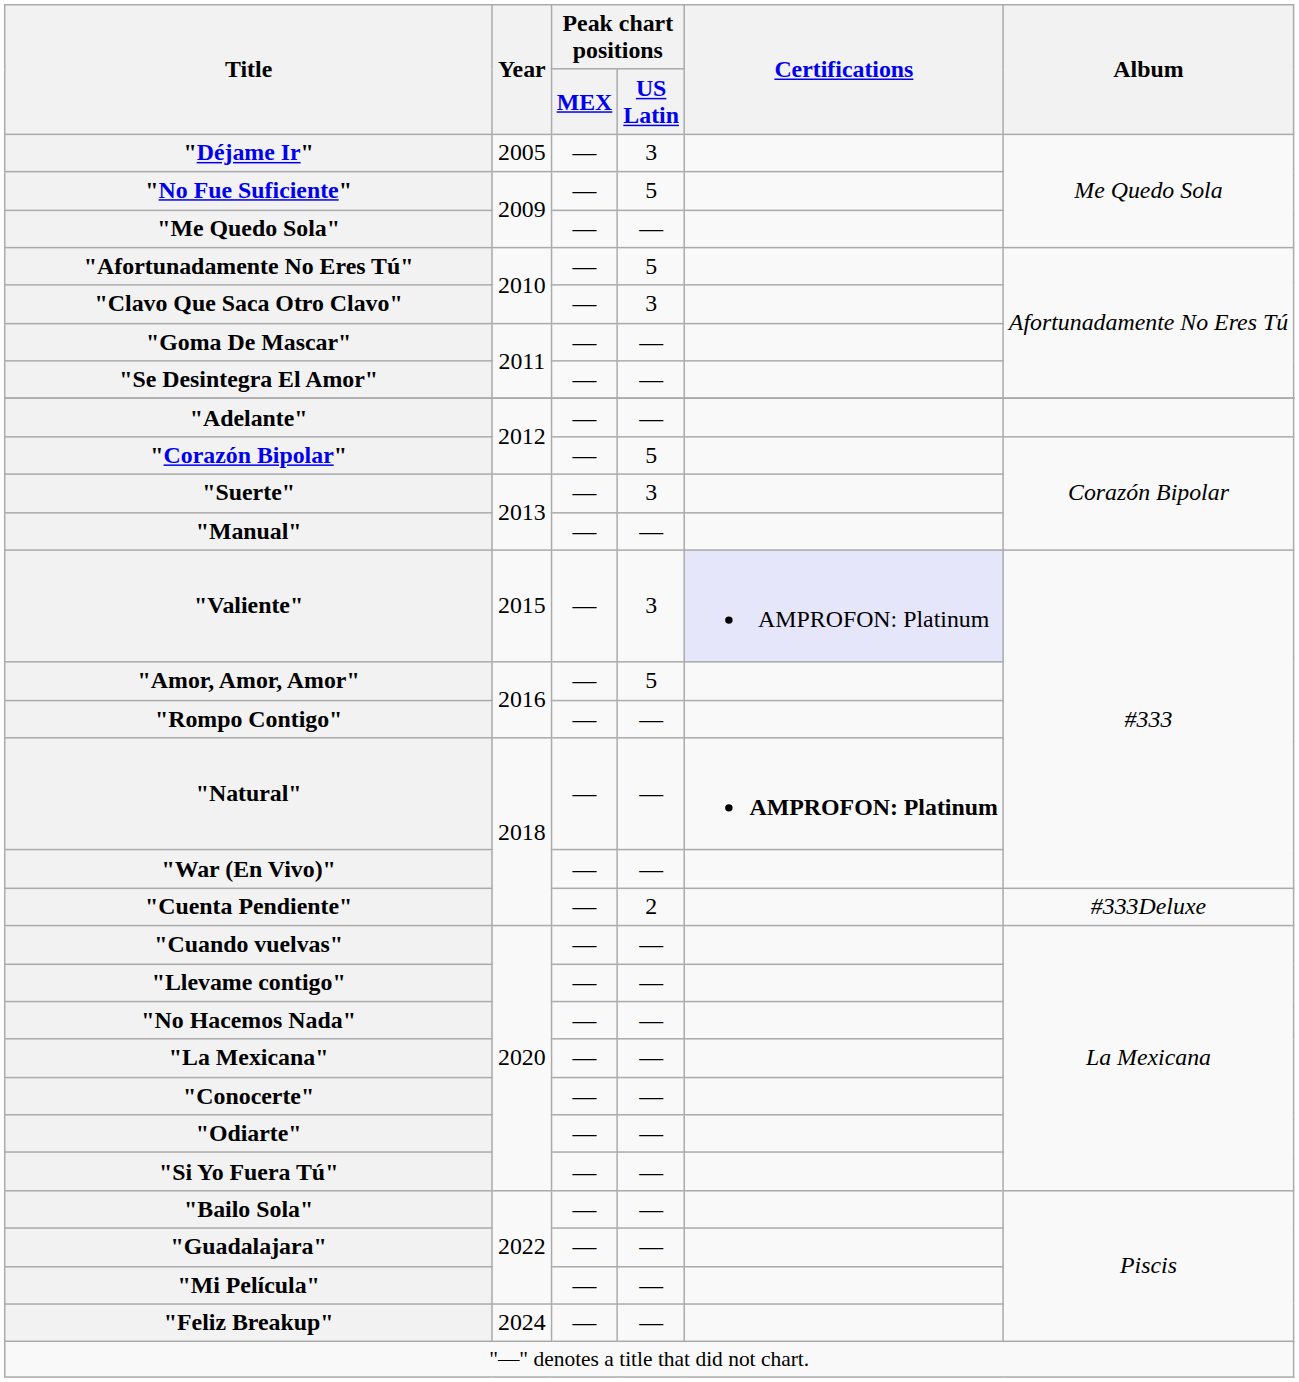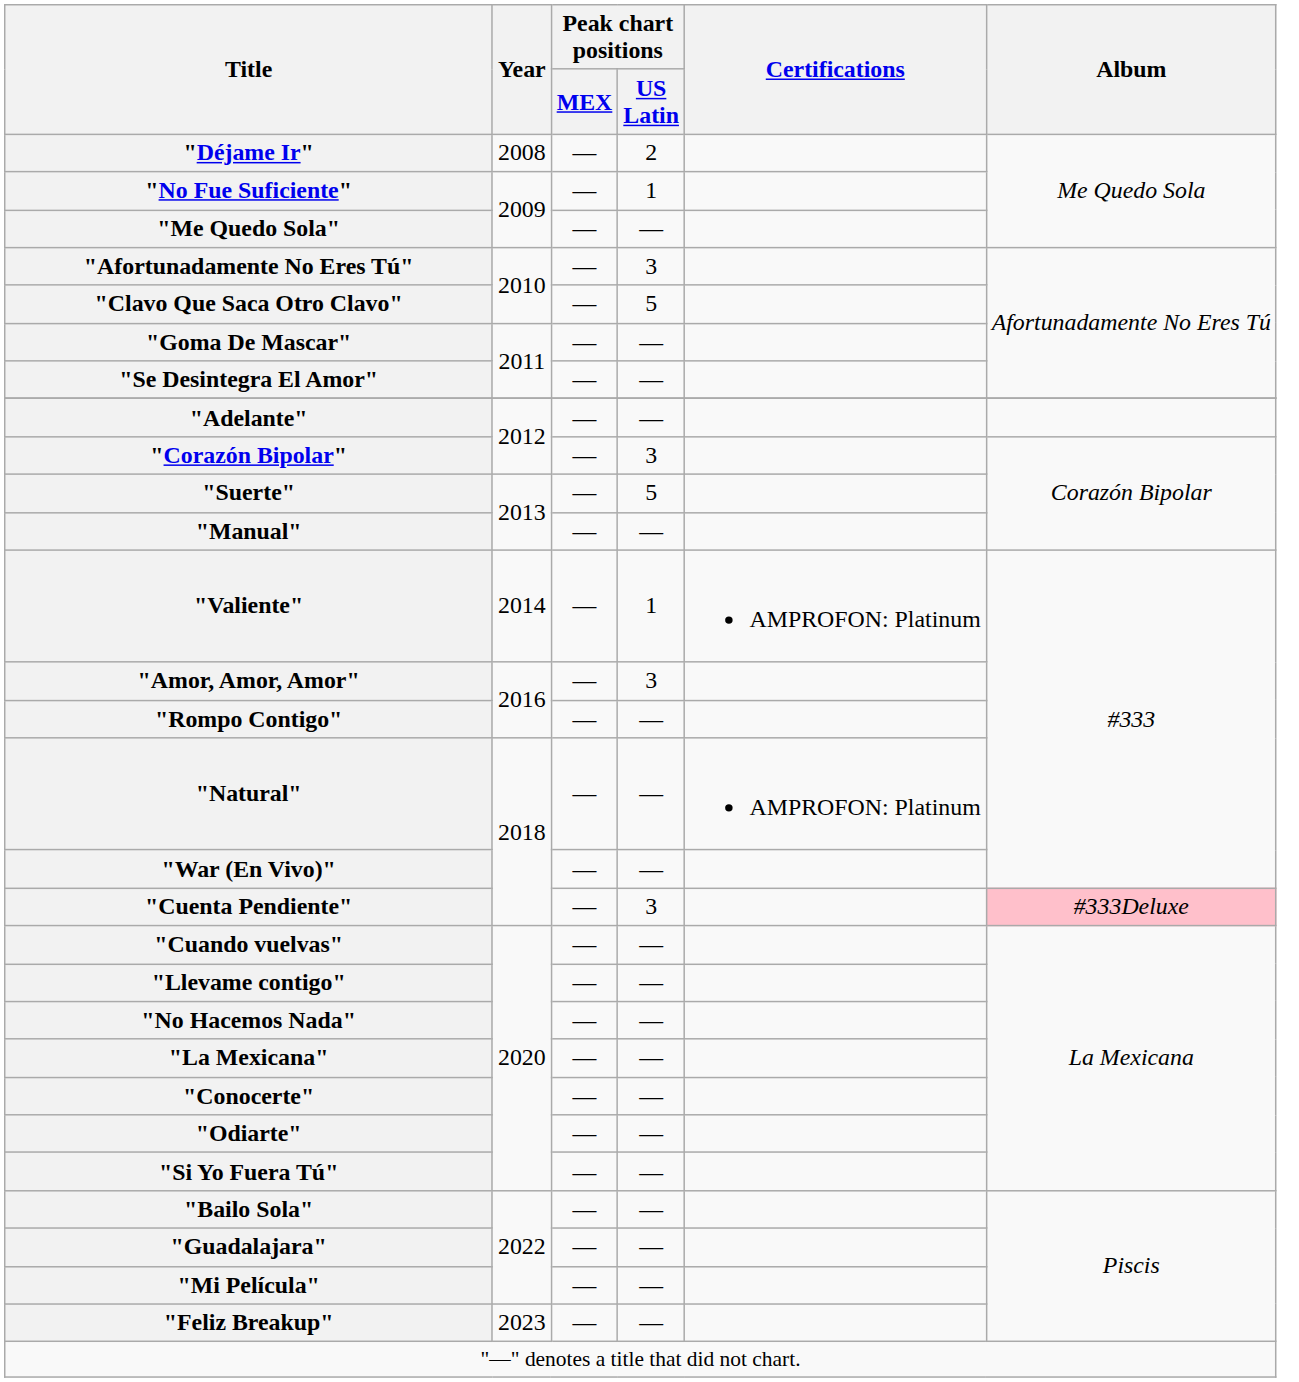(522, 152) 2005 -> (522, 152) 2008
(651, 152) 3 -> (651, 152) 2
(651, 190) 5 -> (651, 190) 1
(651, 266) 5 -> (651, 266) 3
(651, 303) 3 -> (651, 303) 5
(651, 455) 5 -> (651, 455) 3
(651, 492) 3 -> (651, 492) 5
(522, 605) 2015 -> (522, 605) 2014
(651, 605) 3 -> (651, 605) 1
(844, 619) lavender background -> (835, 619) no background
(651, 680) 5 -> (651, 680) 3
(844, 807) bold -> (835, 807) normal
(651, 906) 2 -> (651, 906) 3
(1148, 906) no background -> (1131, 906) pink background
(522, 1322) 2024 -> (522, 1322) 2023
